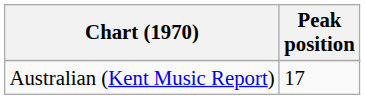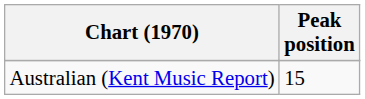(295, 77) 17 -> (295, 77) 15
